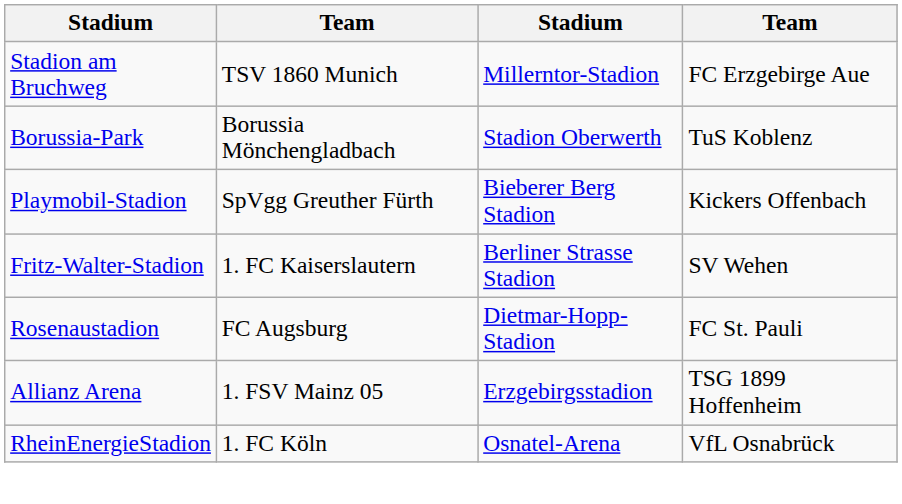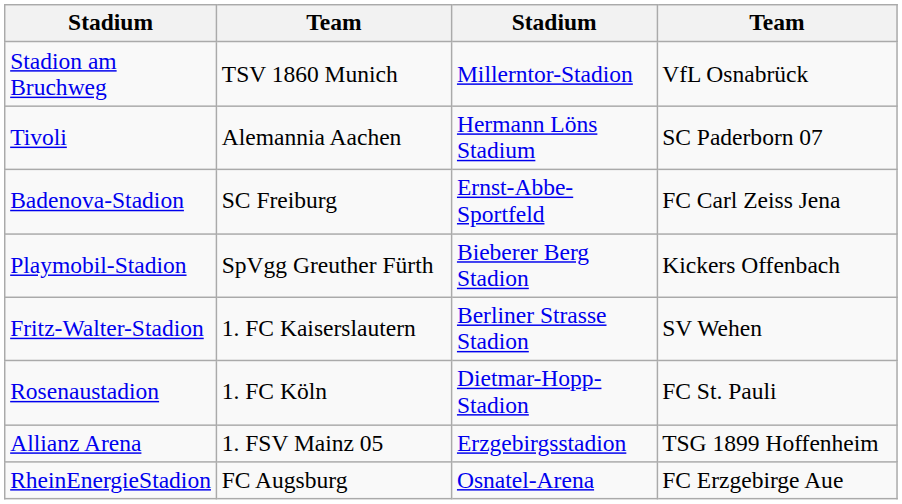(779, 73) FC Erzgebirge Aue -> (735, 73) VfL Osnabrück
+ row: (38, 137)
- row: (77, 137)
+ row: (97, 201)
(285, 328) FC Augsburg -> (274, 392) 1. FC Köln
(274, 443) 1. FC Köln -> (285, 480) FC Augsburg
(761, 443) VfL Osnabrück -> (753, 480) FC Erzgebirge Aue
